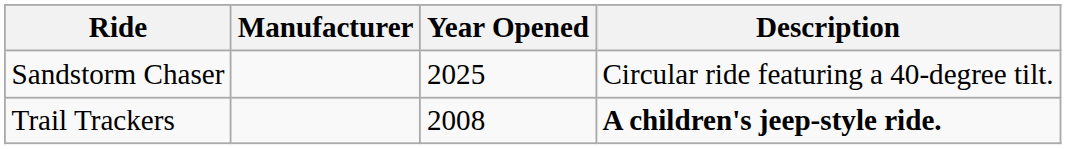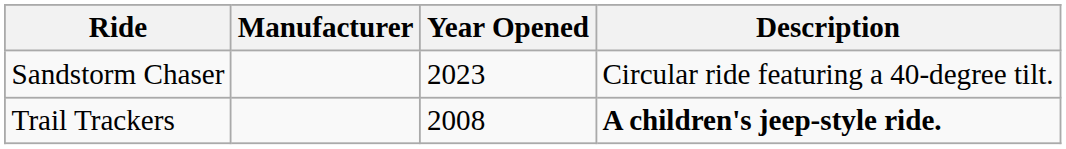(456, 73) 2025 -> (456, 73) 2023
